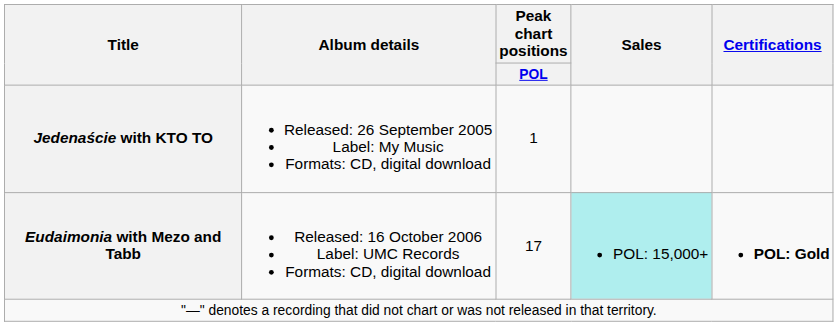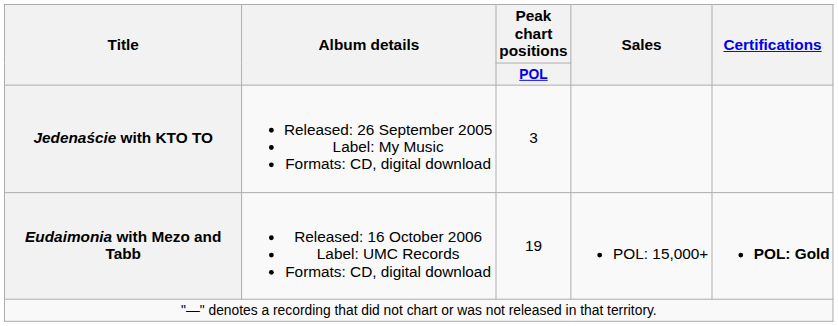(533, 138) 1 -> (533, 138) 3
(533, 245) 17 -> (533, 245) 19
(642, 254) paleturquoise background -> (642, 254) no background
